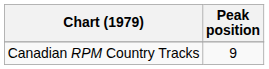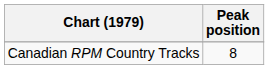(233, 53) 9 -> (233, 53) 8
